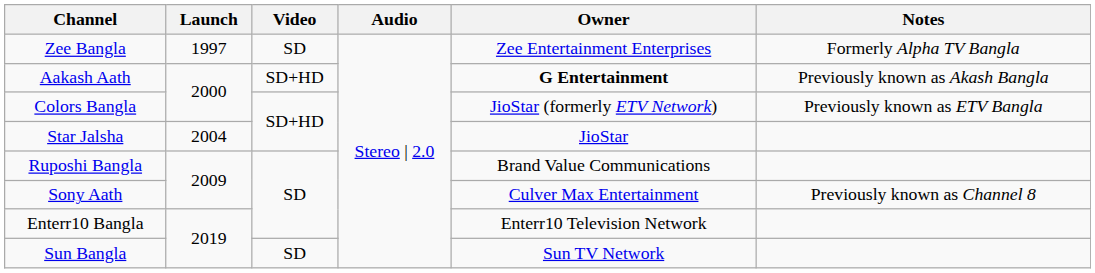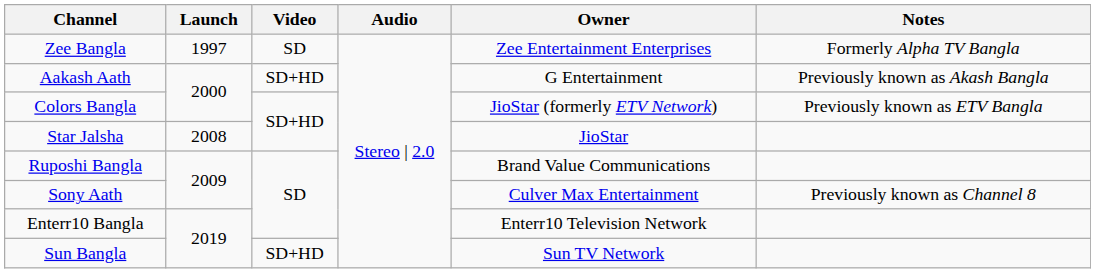(604, 77) bold -> (604, 77) normal
(209, 136) 2004 -> (209, 136) 2008
(295, 253) SD -> (295, 253) SD+HD
